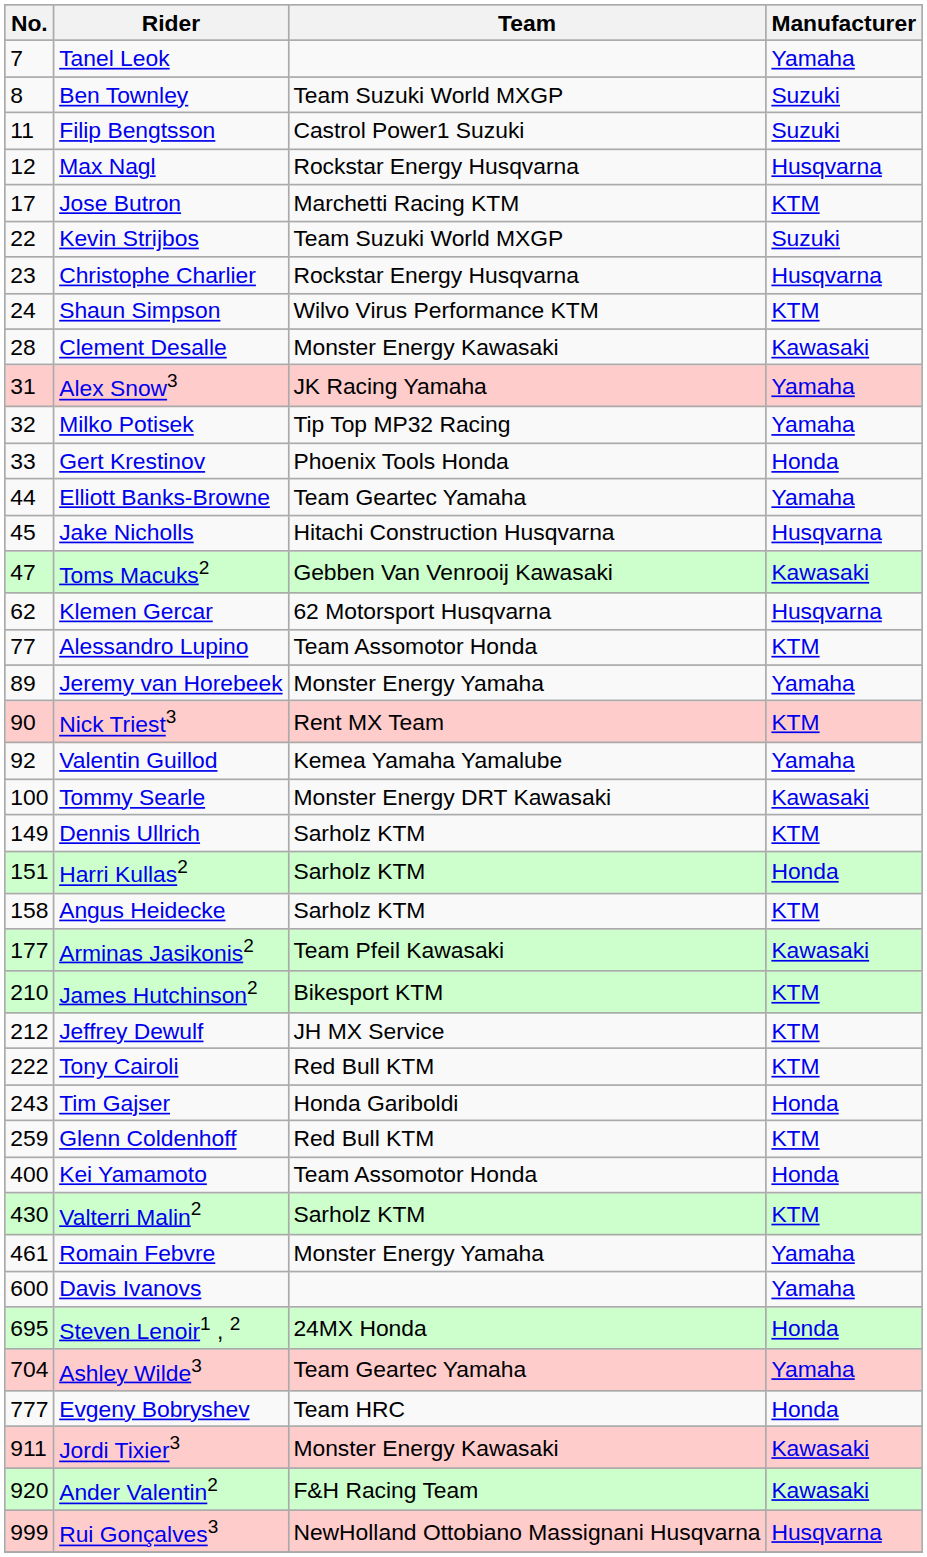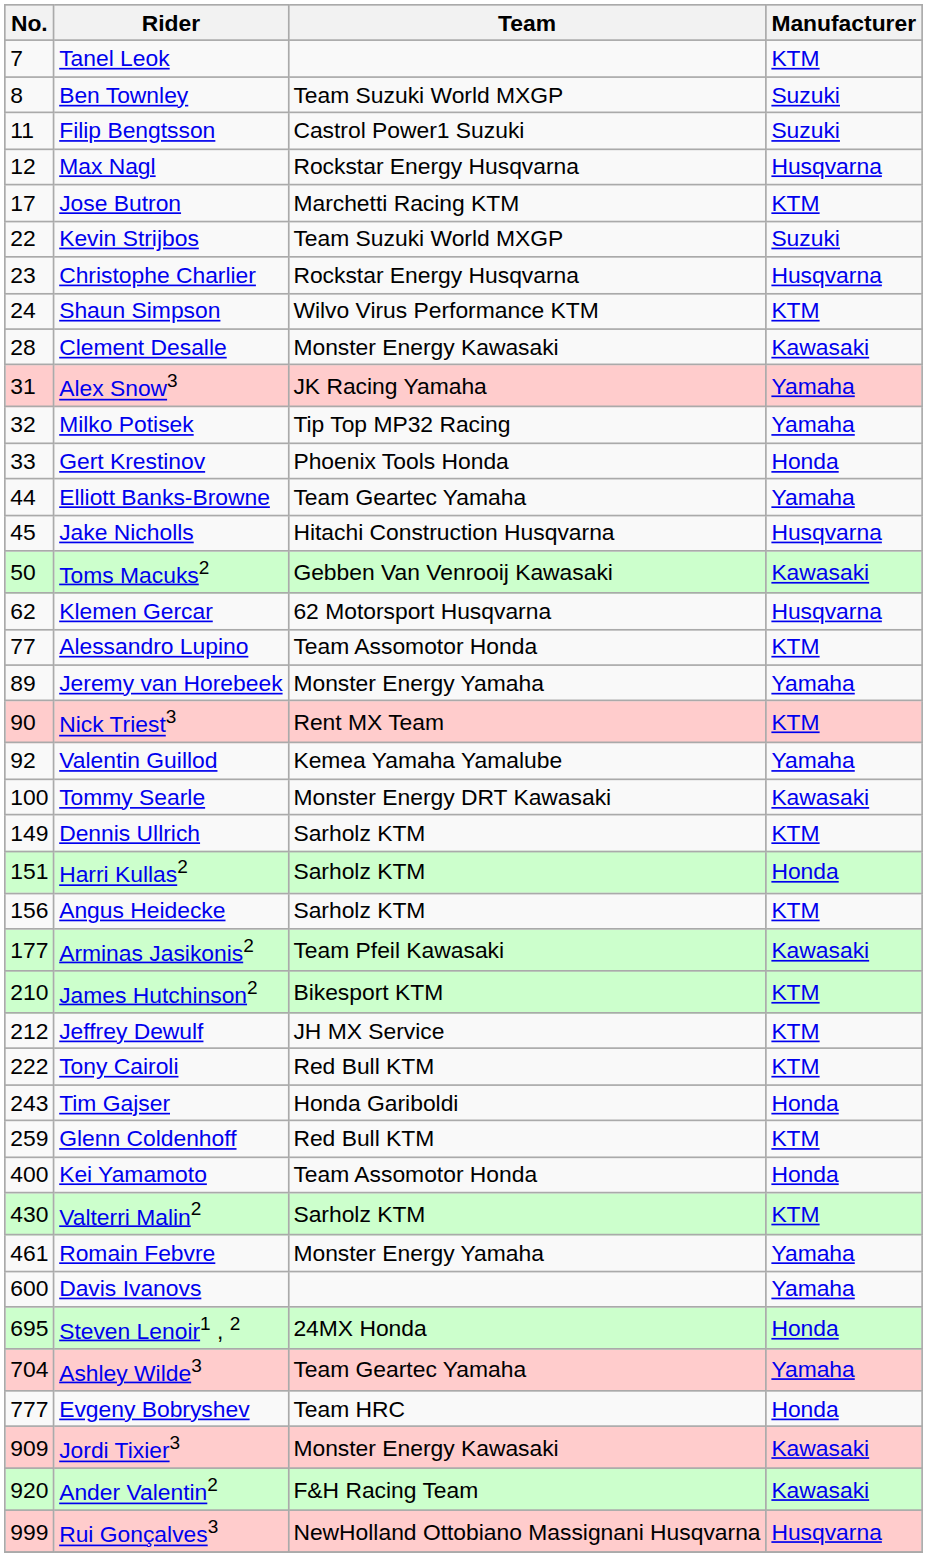(813, 58) Yamaha -> (796, 58) KTM
(23, 572) 47 -> (23, 572) 50
(29, 911) 158 -> (29, 911) 156
(28, 1447) 911 -> (29, 1447) 909
